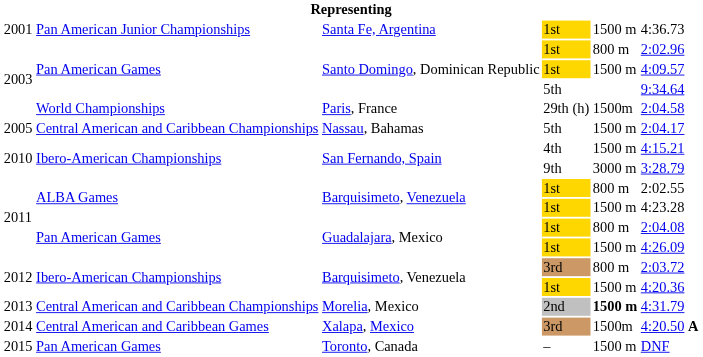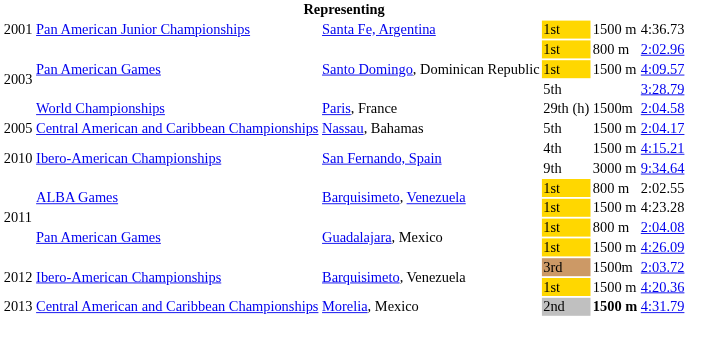(663, 89) 9:34.64 -> (663, 89) 3:28.79
(663, 168) 3:28.79 -> (663, 168) 9:34.64
(611, 267) 800 m -> (613, 267) 1500m
- row: (368, 326)
- row: (370, 346)
